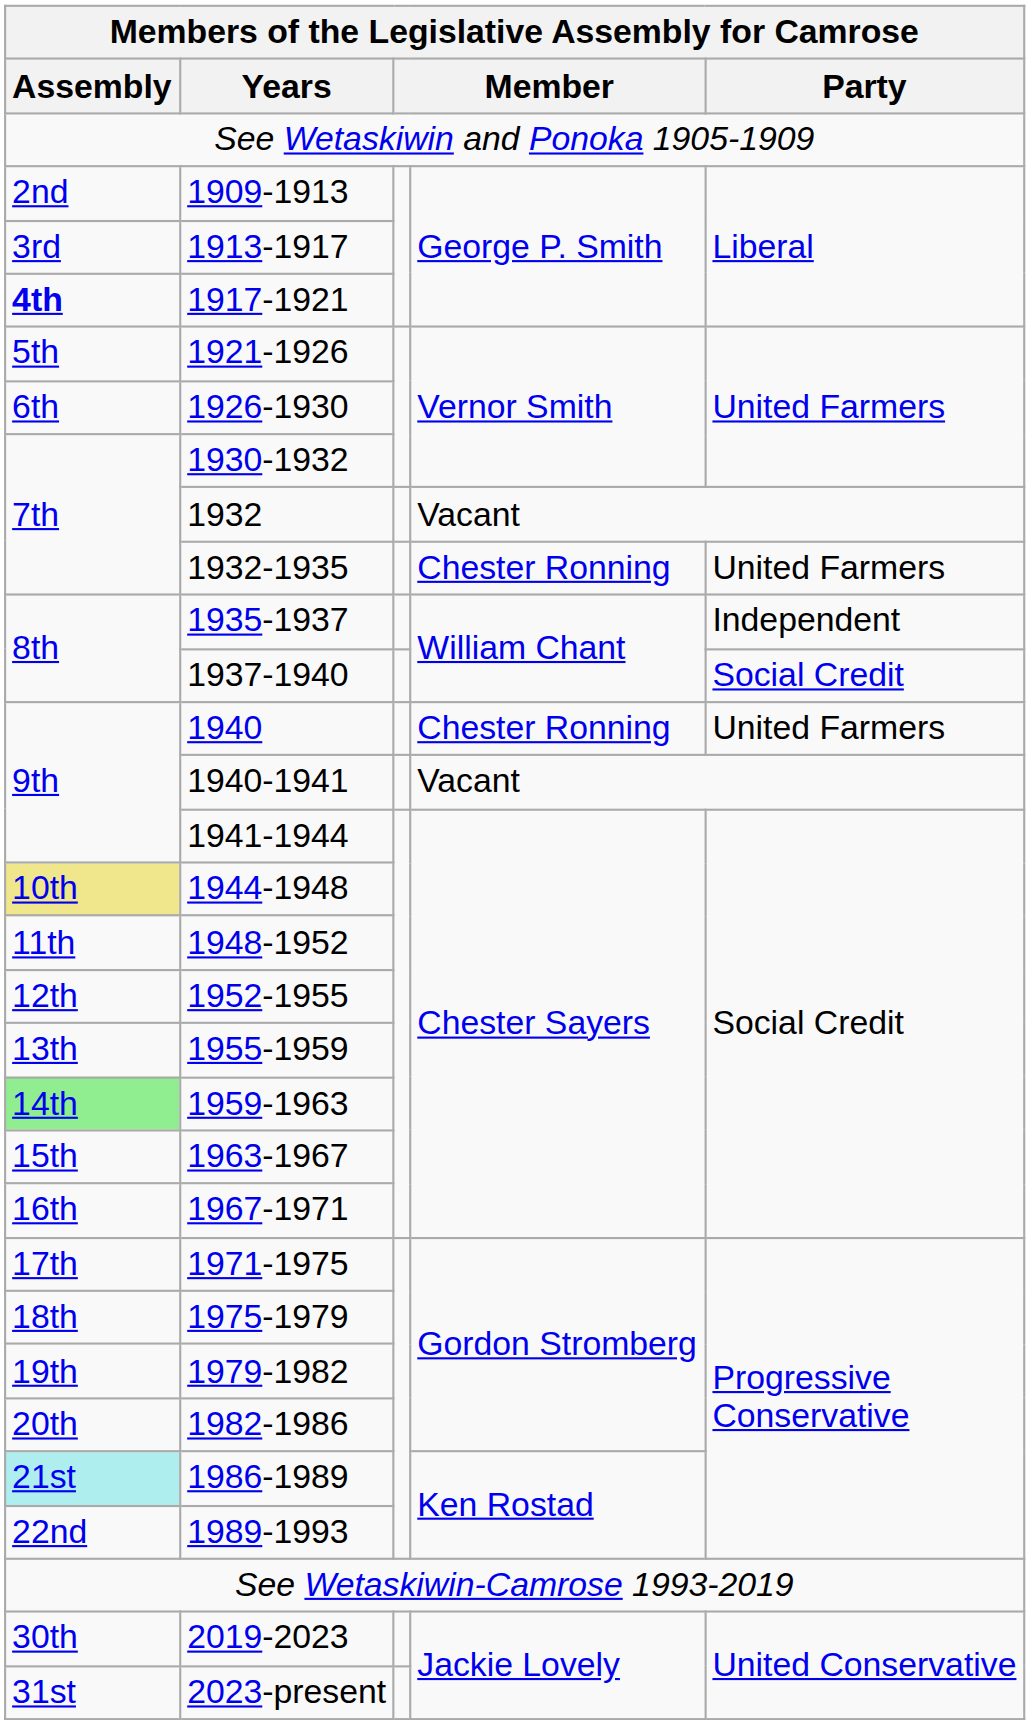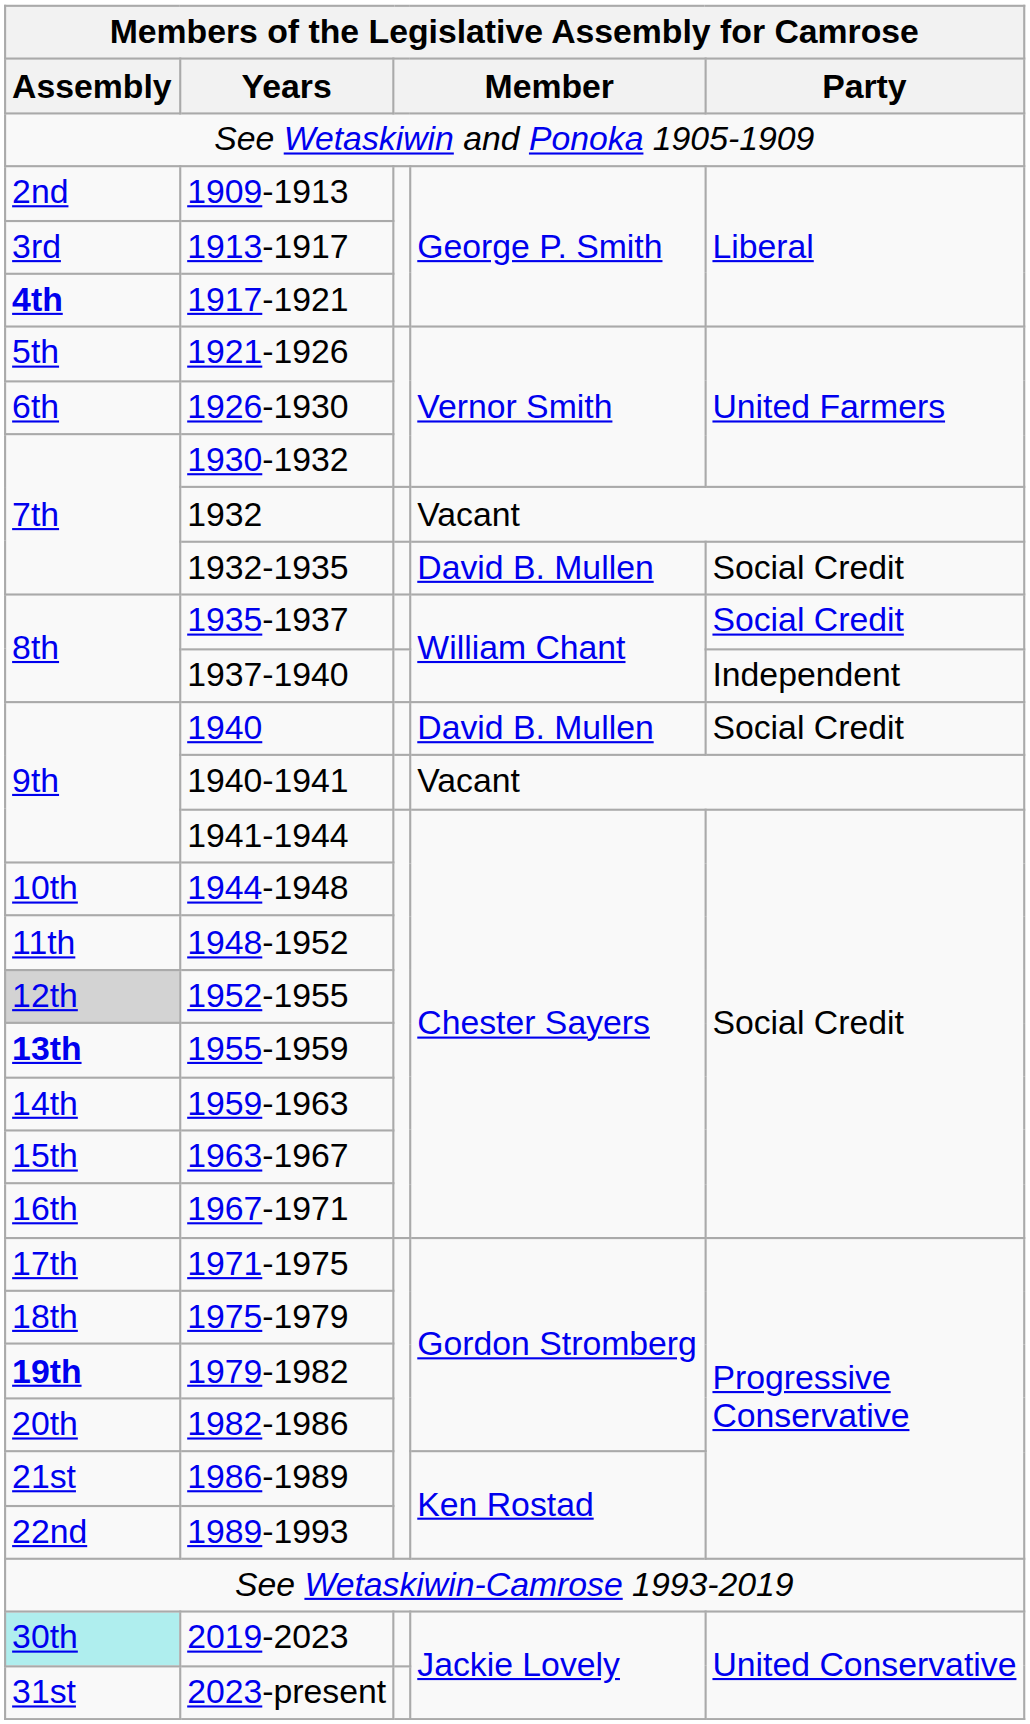(544, 567) Chester Ronning -> (535, 567) David B. Mullen
(829, 567) United Farmers -> (808, 567) Social Credit
(806, 620) Independent -> (808, 620) Social Credit
(808, 674) Social Credit -> (806, 674) Independent
(544, 728) Chester Ronning -> (535, 728) David B. Mullen
(829, 728) United Farmers -> (808, 728) Social Credit
(45, 888) khaki background -> (45, 888) no background
(45, 995) no background -> (45, 995) lightgrey background
(45, 1049) normal -> (47, 1049) bold
(45, 1102) lightgreen background -> (45, 1102) no background
(45, 1370) normal -> (47, 1370) bold
(44, 1477) paleturquoise background -> (44, 1477) no background
(45, 1638) no background -> (45, 1638) paleturquoise background
